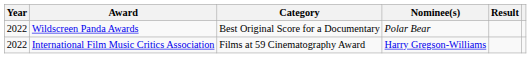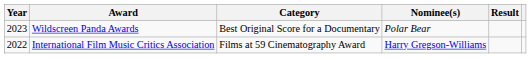(17, 28) 2022 -> (17, 28) 2023
